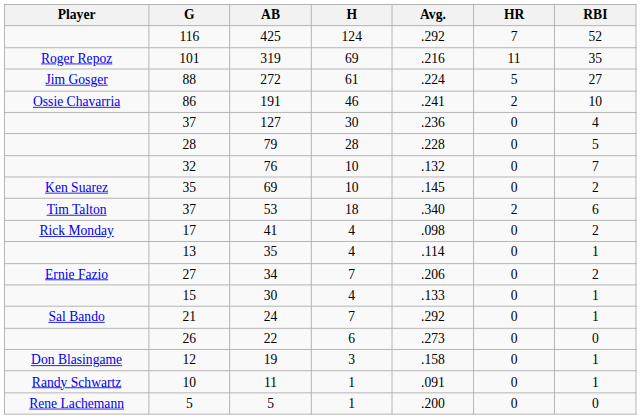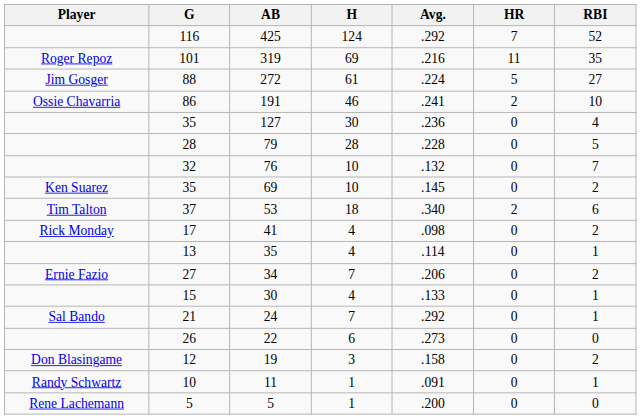(189, 123) 37 -> (189, 123) 35
(595, 360) 1 -> (595, 360) 2
